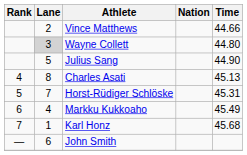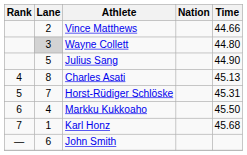(227, 110) 45.49 -> (227, 110) 45.50
